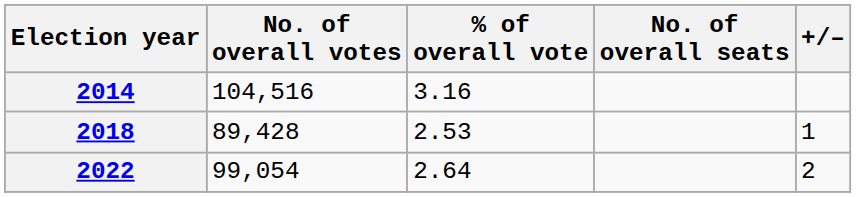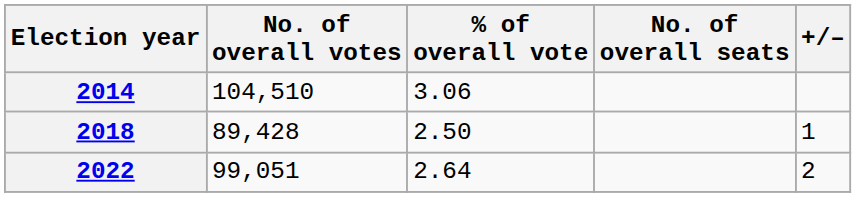(263, 92) 104,516 -> (263, 92) 104,510
(442, 92) 3.16 -> (442, 92) 3.06
(442, 132) 2.53 -> (442, 132) 2.50
(256, 172) 99,054 -> (256, 172) 99,051
